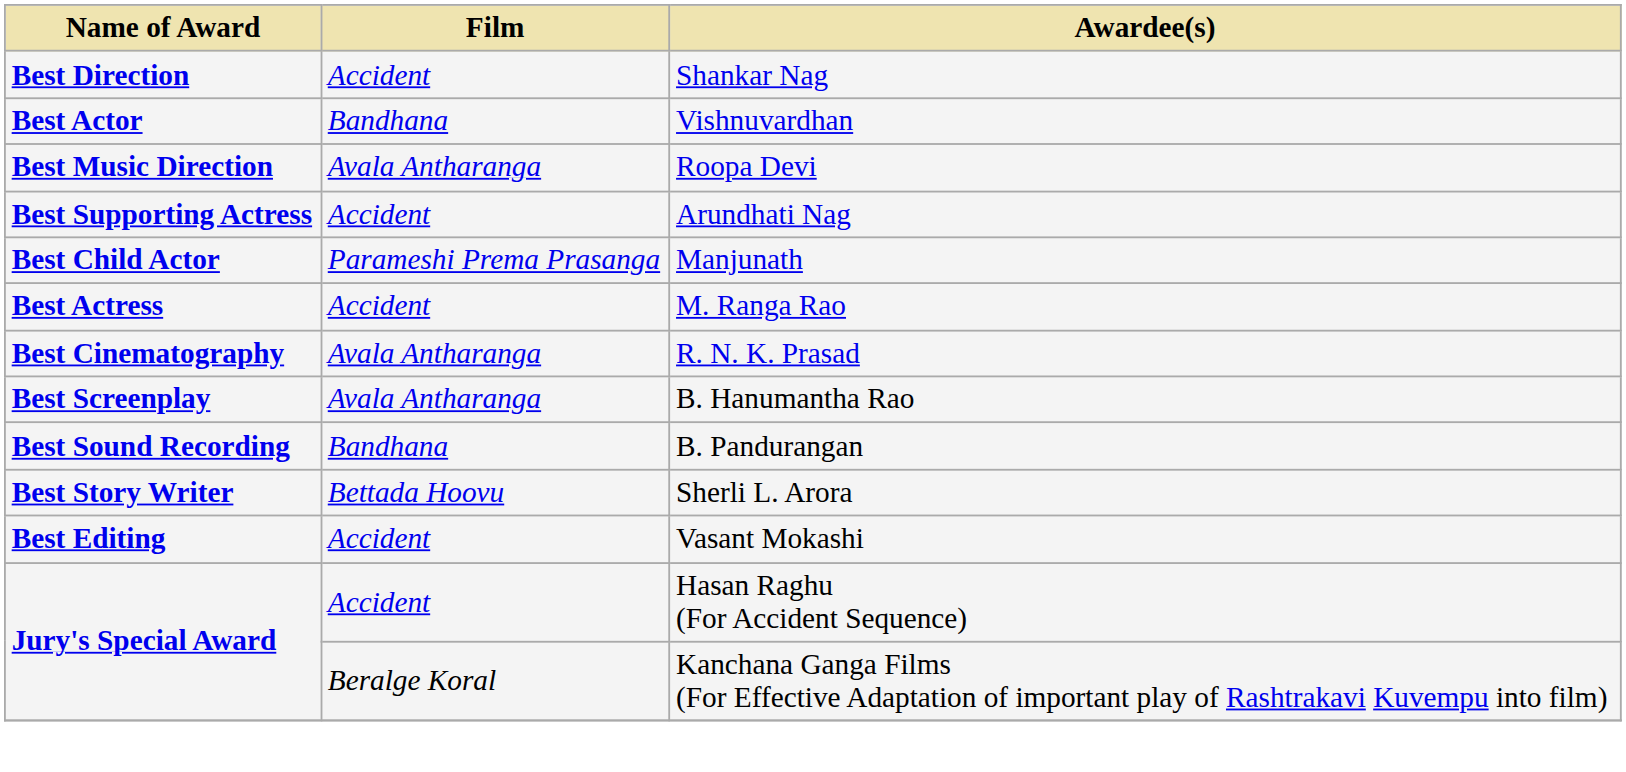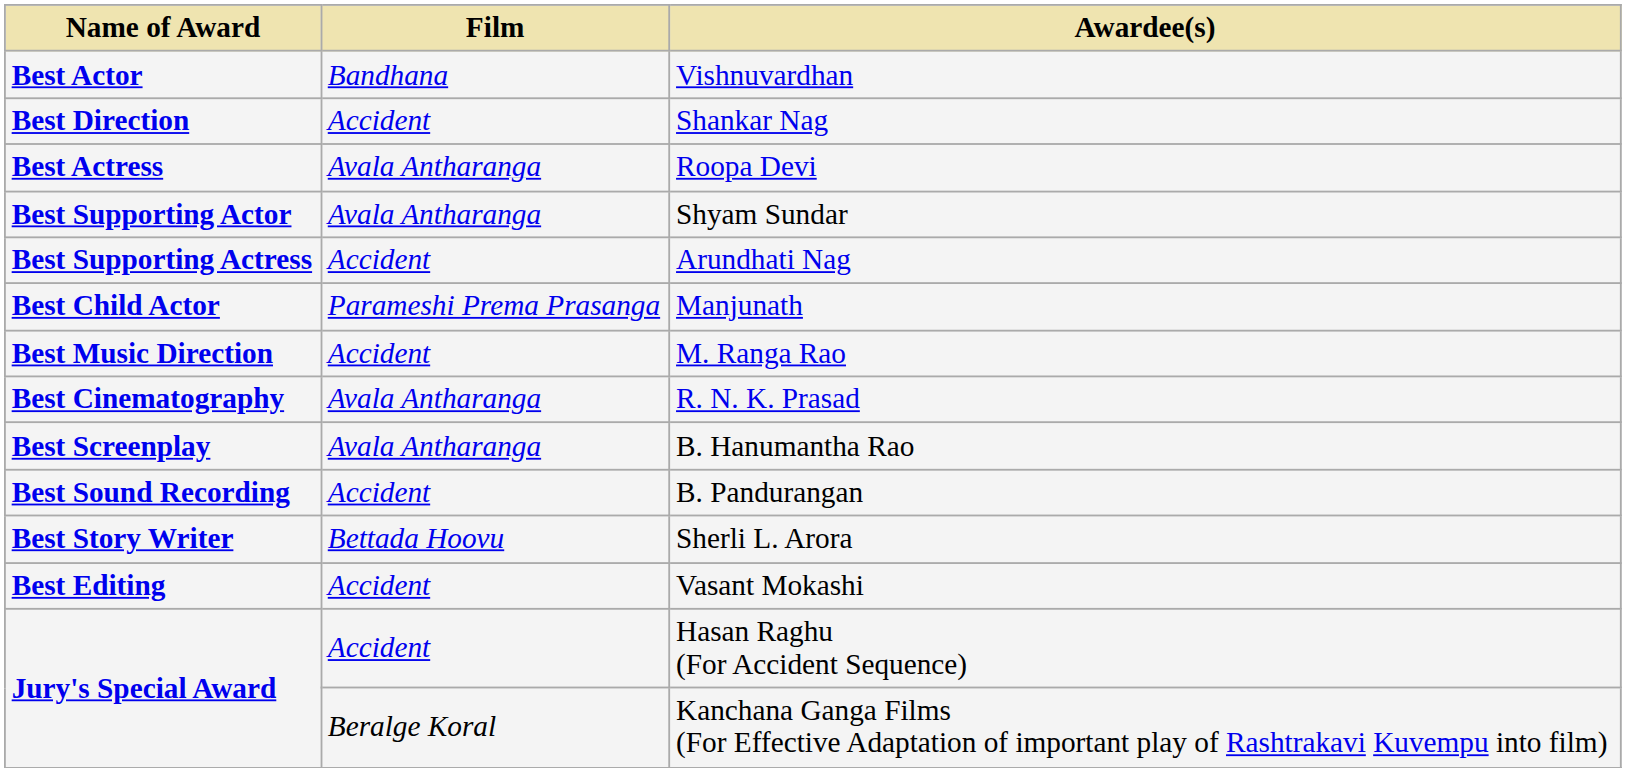rows swapped: (752, 74) <-> (765, 120)
(142, 167) Best Music Direction -> (87, 167) Best Actress
+ row: (762, 213)
(87, 306) Best Actress -> (142, 352) Best Music Direction
(388, 445) Bandhana -> (379, 492) Accident
